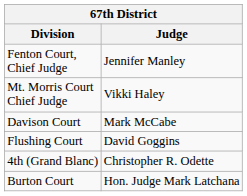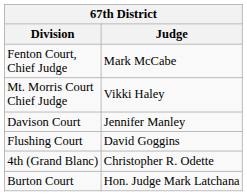(145, 61) Jennifer Manley -> (140, 61) Mark McCabe
(140, 121) Mark McCabe -> (145, 121) Jennifer Manley
